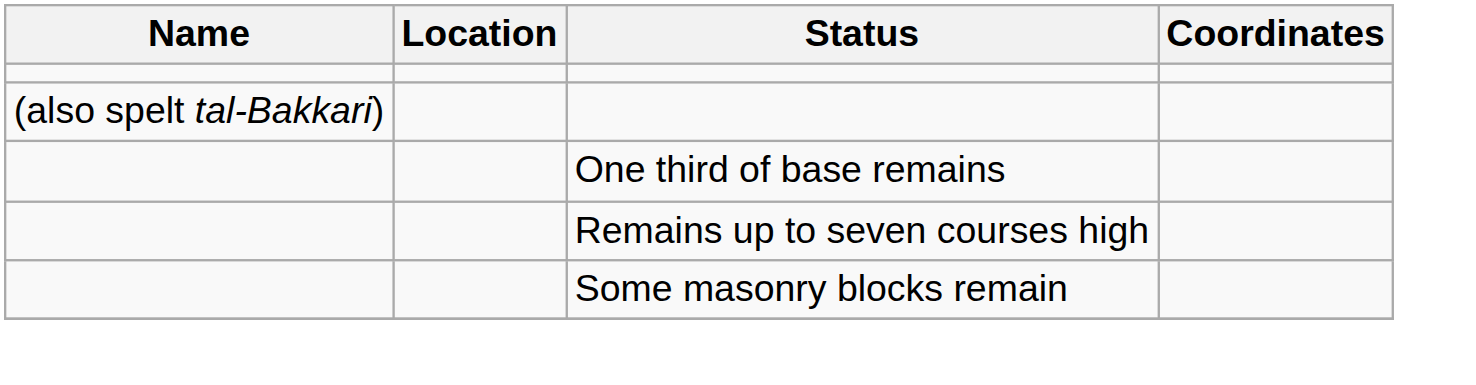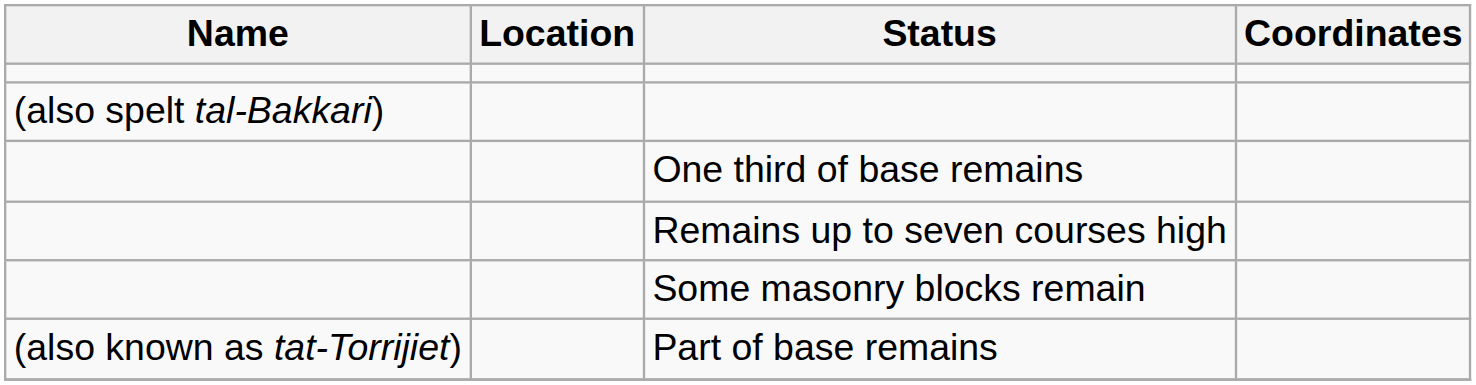+ row: (238, 348)
